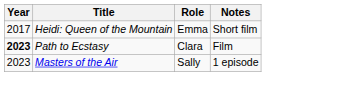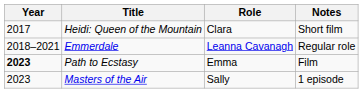(193, 29) Emma -> (219, 29) Clara
+ row: (91, 46)
(190, 46) Clara -> (222, 63) Emma
